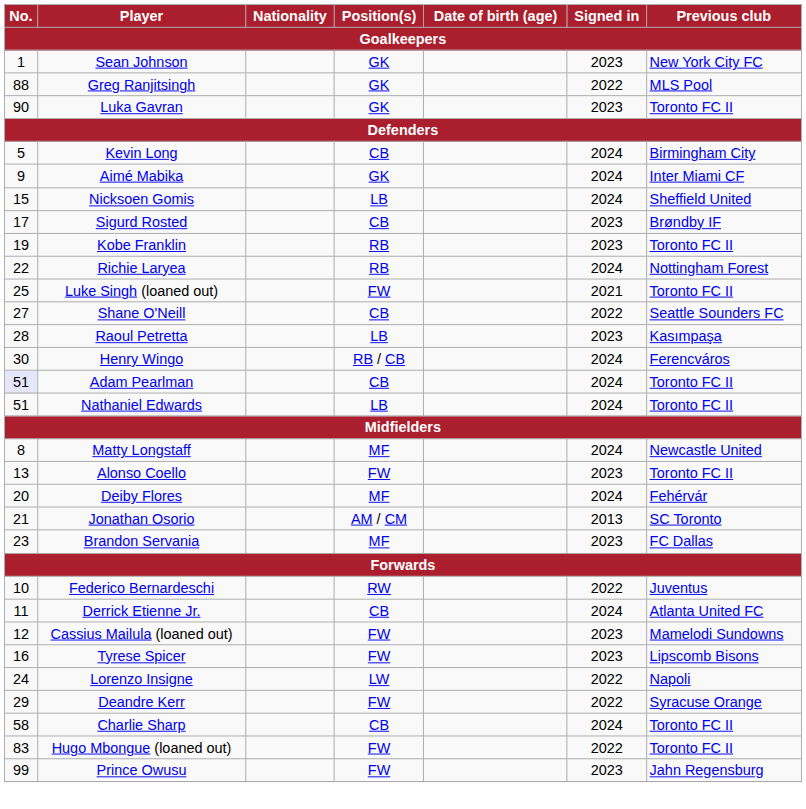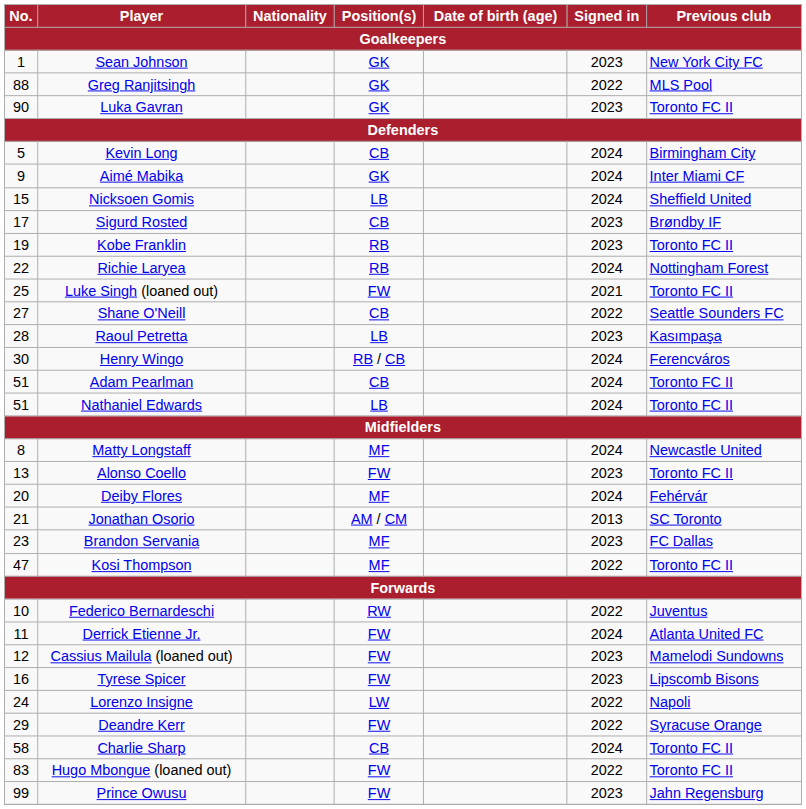(21, 382) lavender background -> (21, 382) no background
+ row: (142, 565)
(379, 610) CB -> (379, 633) FW
